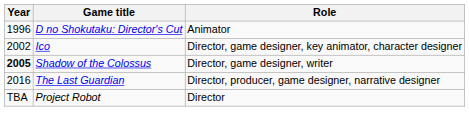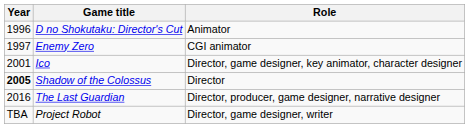+ row: (65, 47)
(19, 47) 2002 -> (19, 64) 2001
(260, 64) Director, game designer, writer -> (206, 81) Director
(206, 98) Director -> (260, 115) Director, game designer, writer
